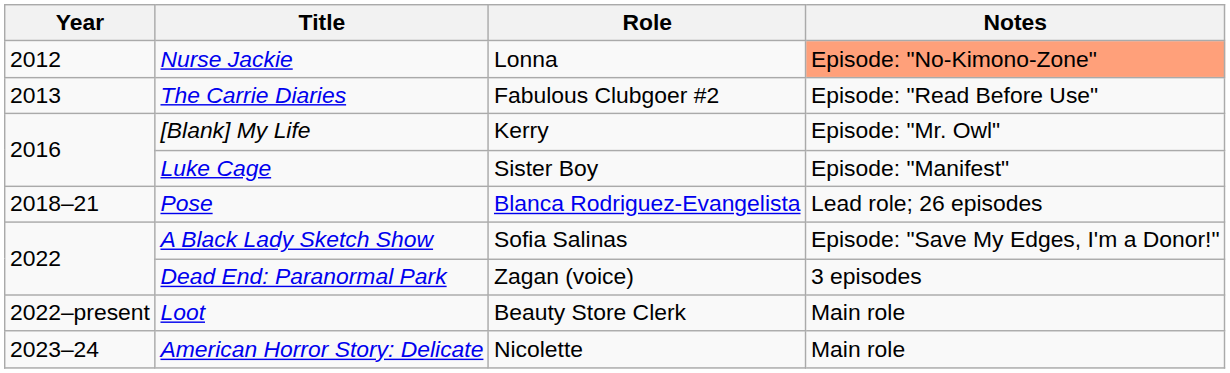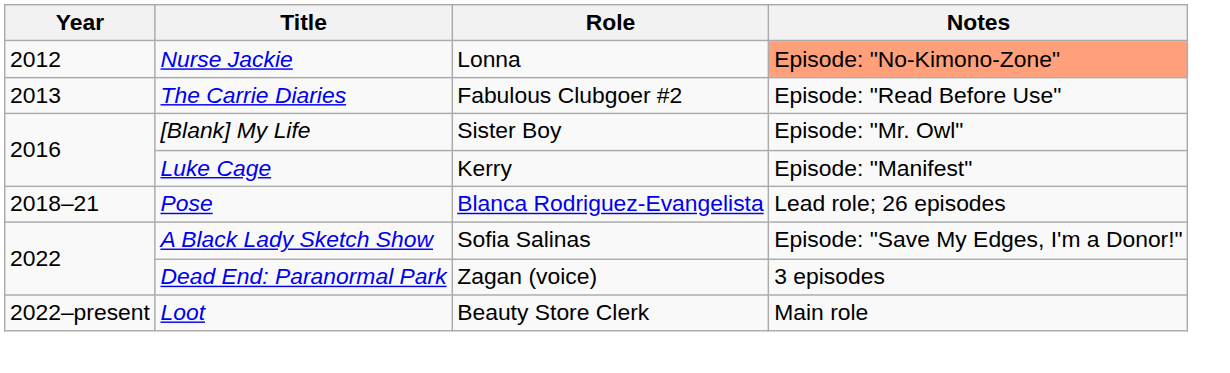(521, 131) Kerry -> (509, 131) Sister Boy
(546, 167) Sister Boy -> (485, 167) Kerry
- row: (322, 349)
